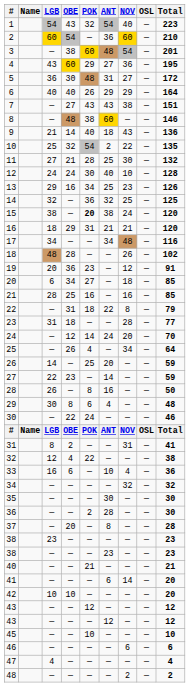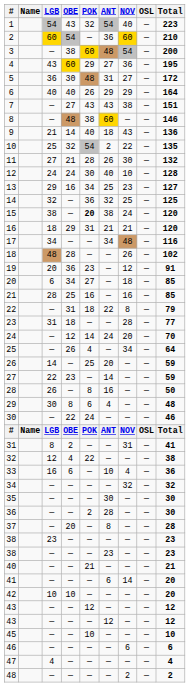(170, 52) 201 -> (170, 52) 200
(108, 160) 25 -> (108, 160) 26
(170, 187) 126 -> (170, 187) 127
